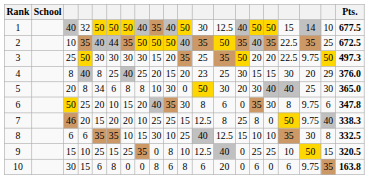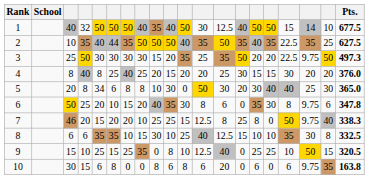(350, 43) 672.5 -> (350, 43) 627.5
(203, 74) 23 -> (203, 74) 20
(328, 74) 29 -> (328, 74) 20
